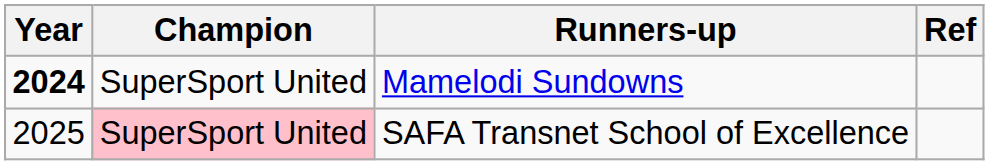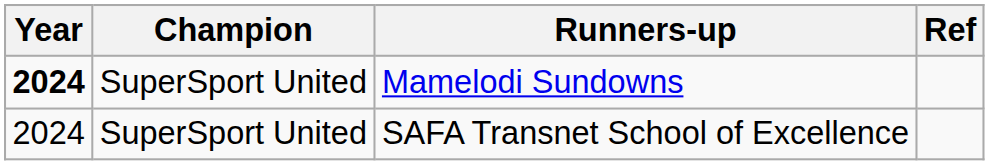(49, 133) 2025 -> (49, 133) 2024
(233, 133) pink background -> (233, 133) no background
